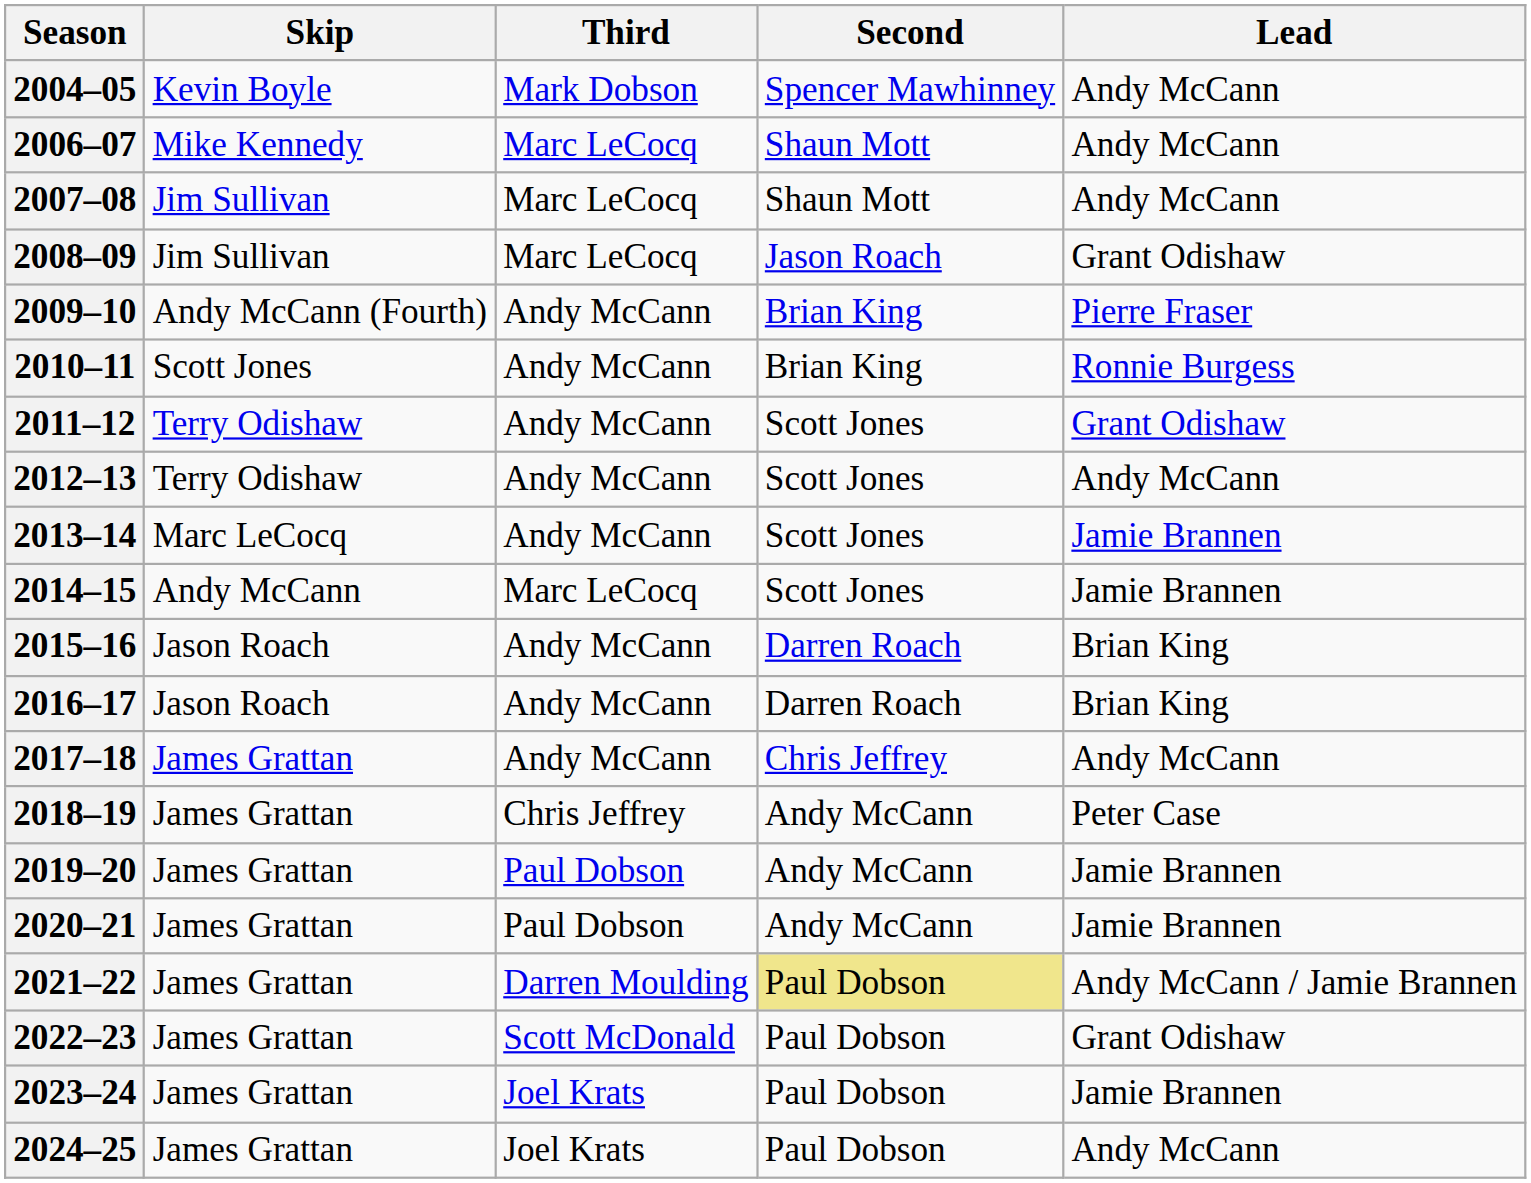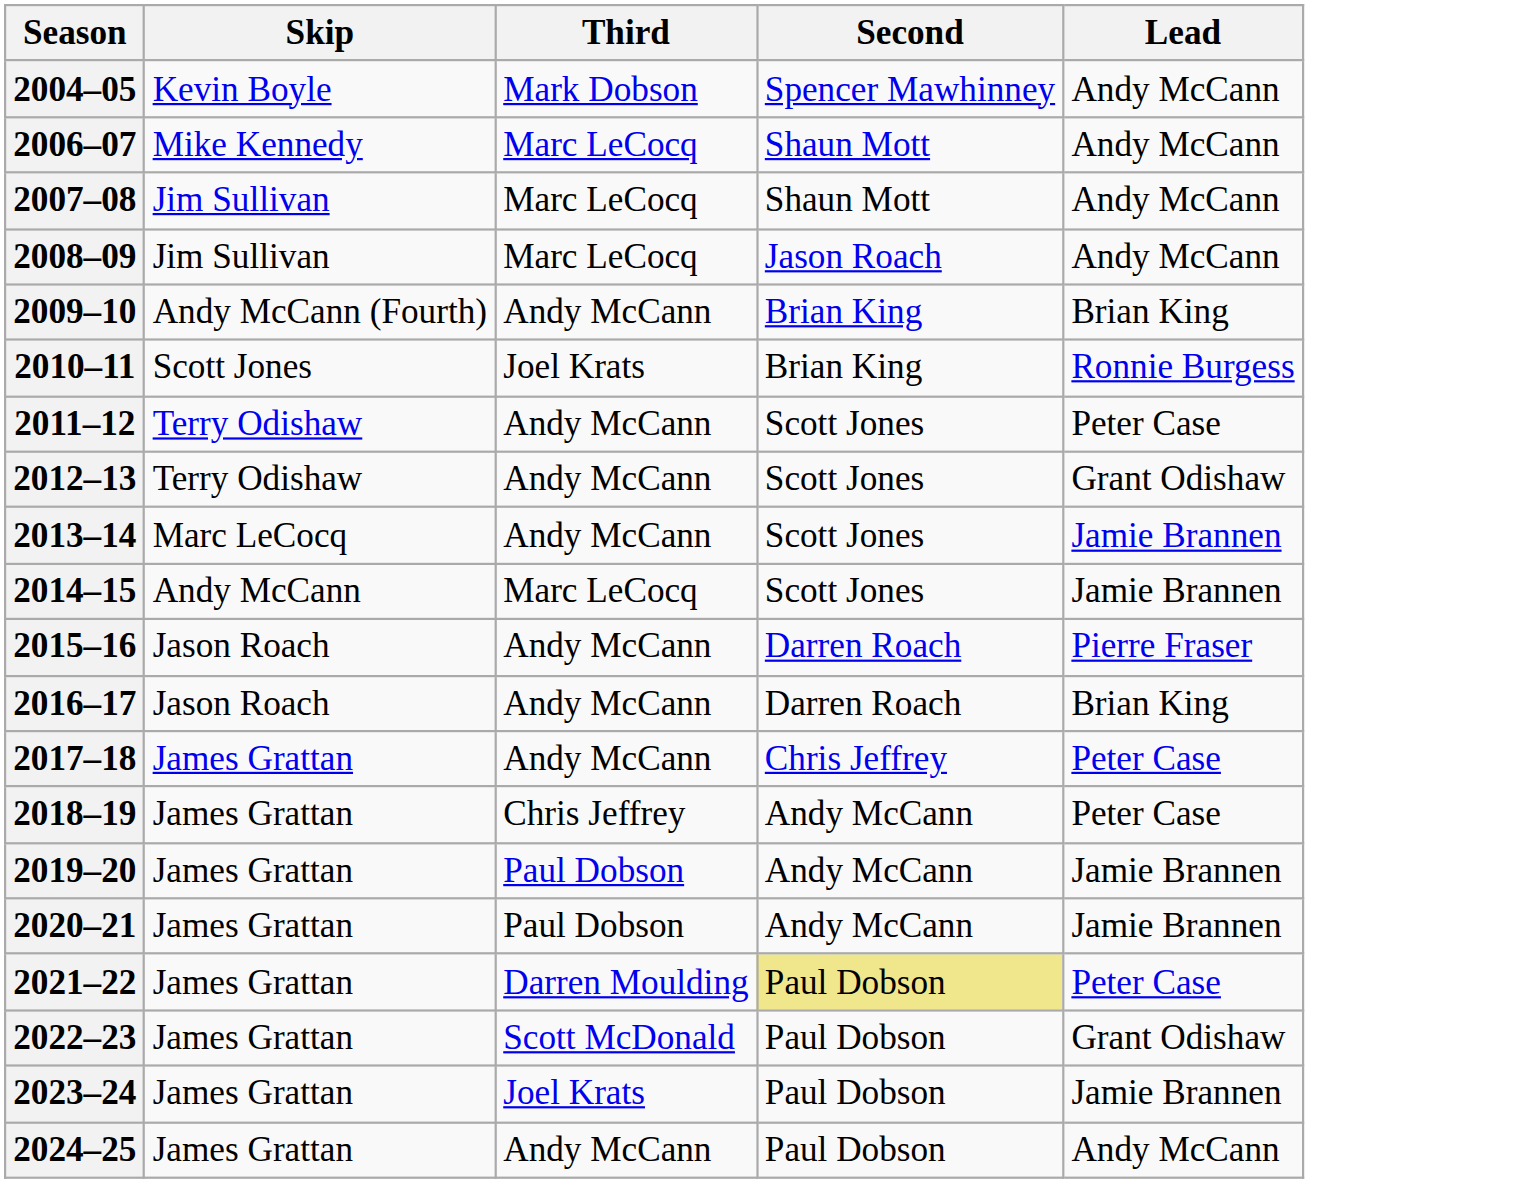(1178, 255) Grant Odishaw -> (1176, 255) Andy McCann
(1162, 311) Pierre Fraser -> (1150, 311) Brian King
(607, 367) Andy McCann -> (574, 367) Joel Krats
(1178, 423) Grant Odishaw -> (1146, 423) Peter Case
(1176, 479) Andy McCann -> (1178, 479) Grant Odishaw
(1150, 646) Brian King -> (1162, 646) Pierre Fraser
(1176, 758) Andy McCann -> (1146, 758) Peter Case
(1294, 981) Andy McCann / Jamie Brannen -> (1146, 981) Peter Case
(574, 1148) Joel Krats -> (607, 1148) Andy McCann
